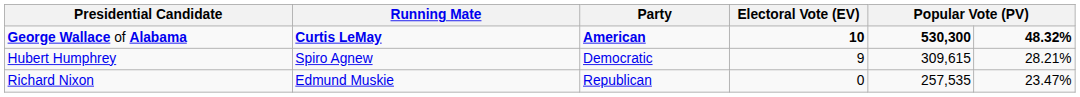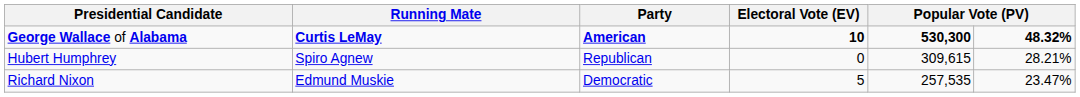(618, 59) Democratic -> (617, 59) Republican
(861, 59) 9 -> (861, 59) 0
(617, 80) Republican -> (618, 80) Democratic
(861, 80) 0 -> (861, 80) 5
